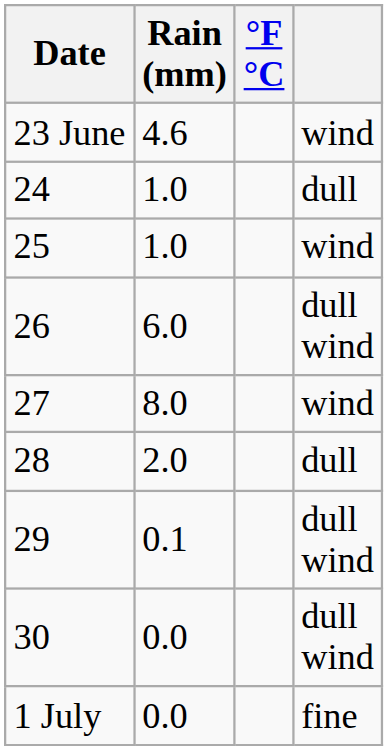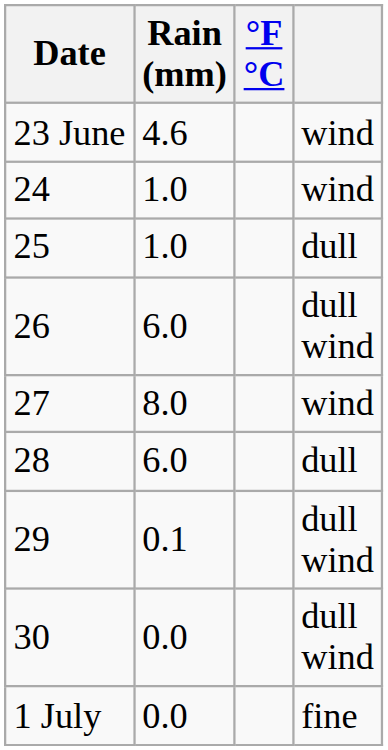(329, 189) dull -> (337, 189) wind
(337, 246) wind -> (329, 246) dull
(165, 460) 2.0 -> (165, 460) 6.0
